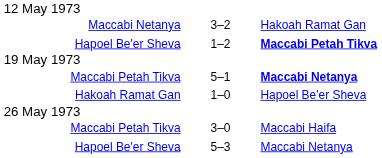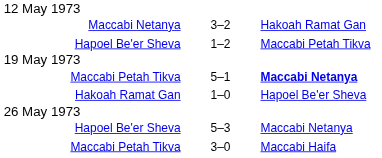(319, 43) bold -> (316, 43) normal
rows swapped: (128, 146) <-> (125, 128)
